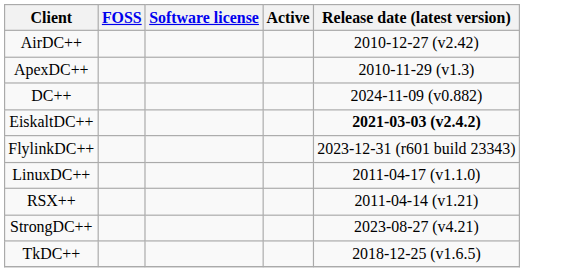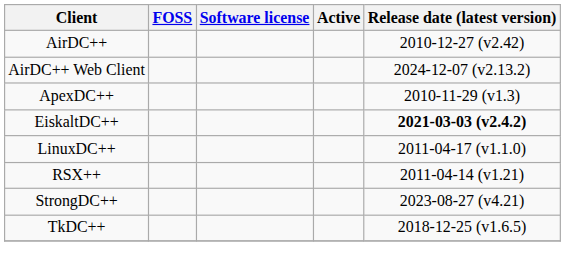+ row: (77, 69)
- row: (51, 95)
- row: (51, 148)
